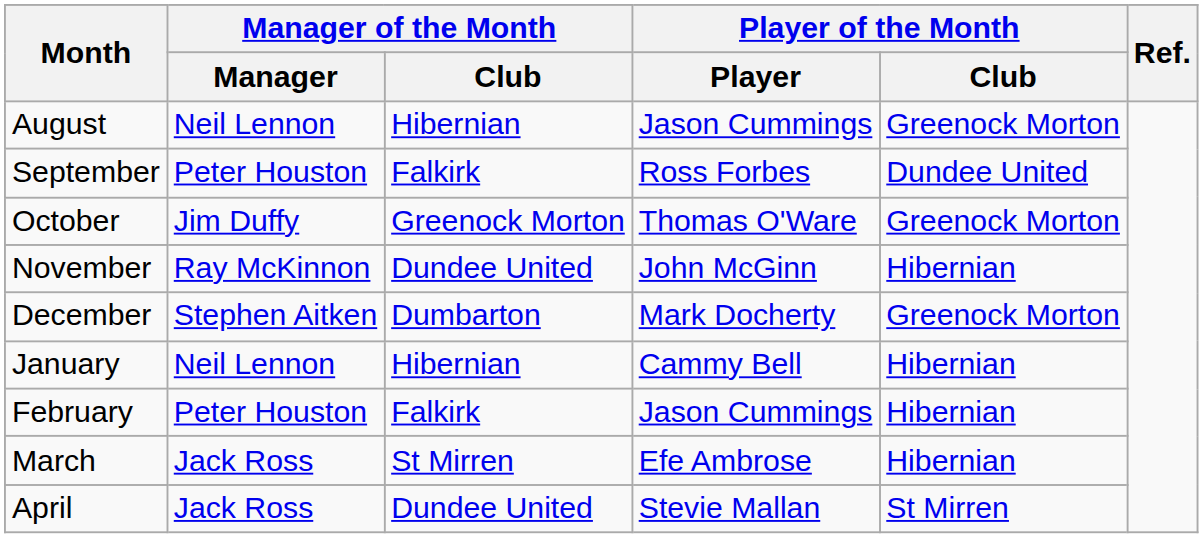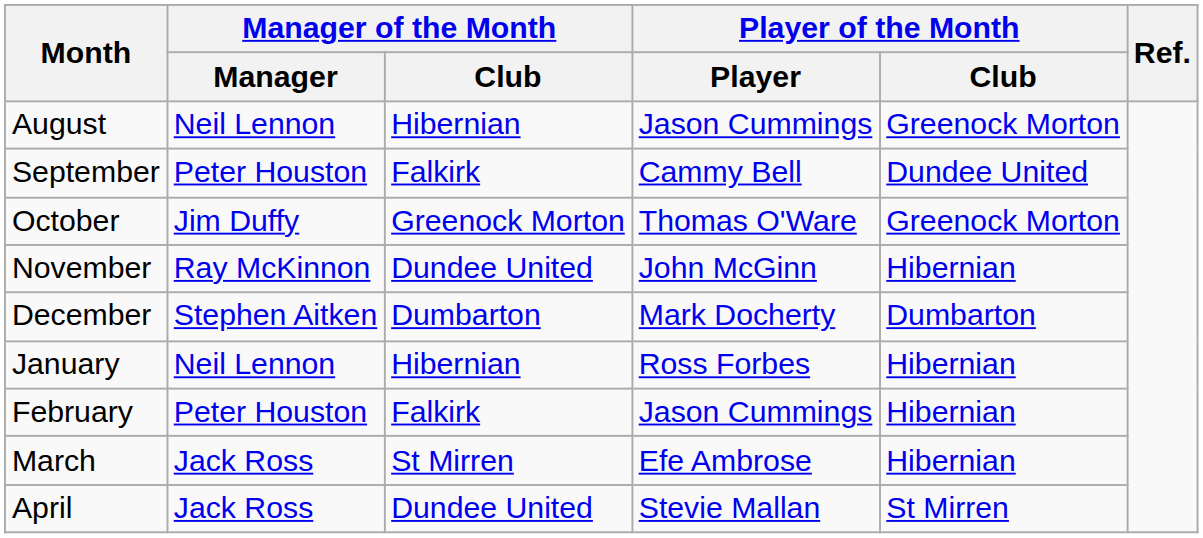(724, 172) Ross Forbes -> (720, 172) Cammy Bell
(1003, 316) Greenock Morton -> (961, 316) Dumbarton
(720, 364) Cammy Bell -> (724, 364) Ross Forbes
